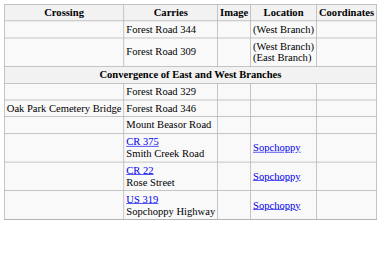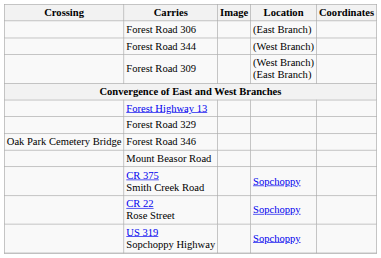+ row: (161, 29)
+ row: (167, 108)
